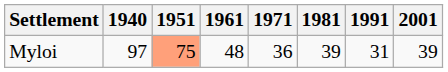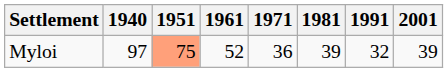(234, 51) 48 -> (234, 51) 52
(380, 51) 31 -> (380, 51) 32
